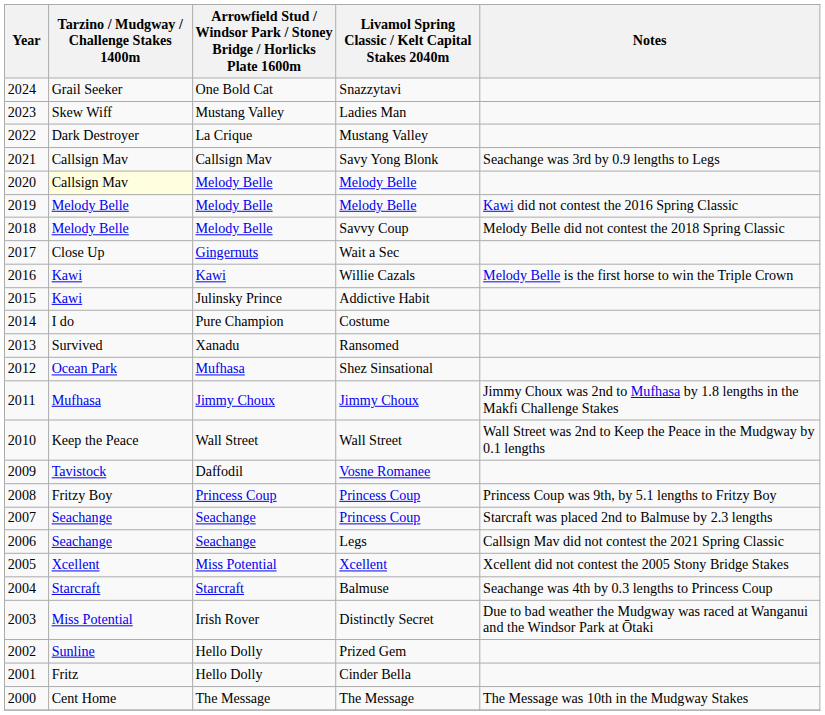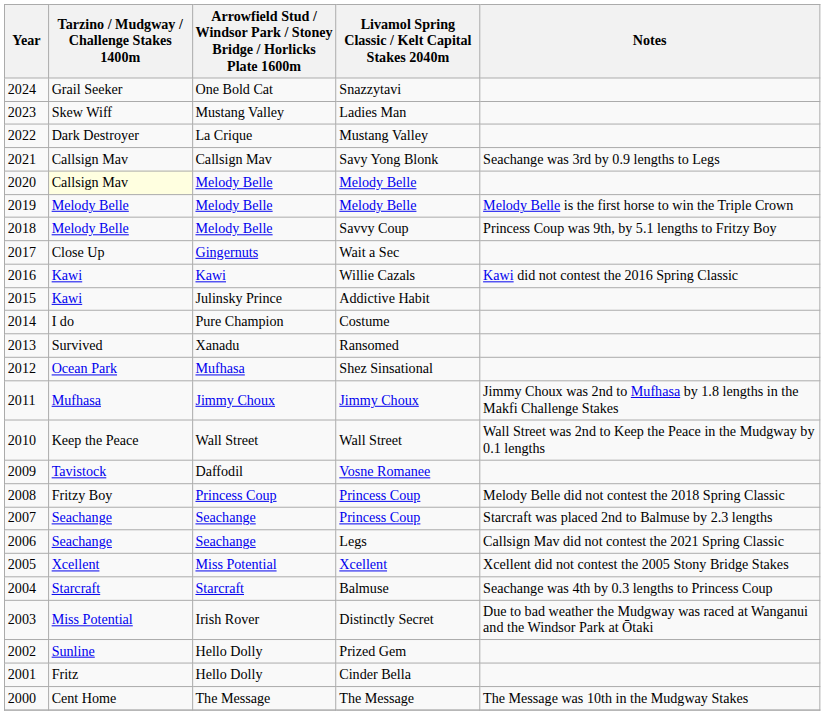(611, 206) Kawi did not contest the 2016 Spring Classic -> (638, 206) Melody Belle is the first horse to win the Triple Crown
(634, 229) Melody Belle did not contest the 2018 Spring Classic -> (630, 229) Princess Coup was 9th, by 5.1 lengths to Fritzy Boy
(638, 275) Melody Belle is the first horse to win the Triple Crown -> (611, 275) Kawi did not contest the 2016 Spring Classic
(630, 495) Princess Coup was 9th, by 5.1 lengths to Fritzy Boy -> (634, 495) Melody Belle did not contest the 2018 Spring Classic
